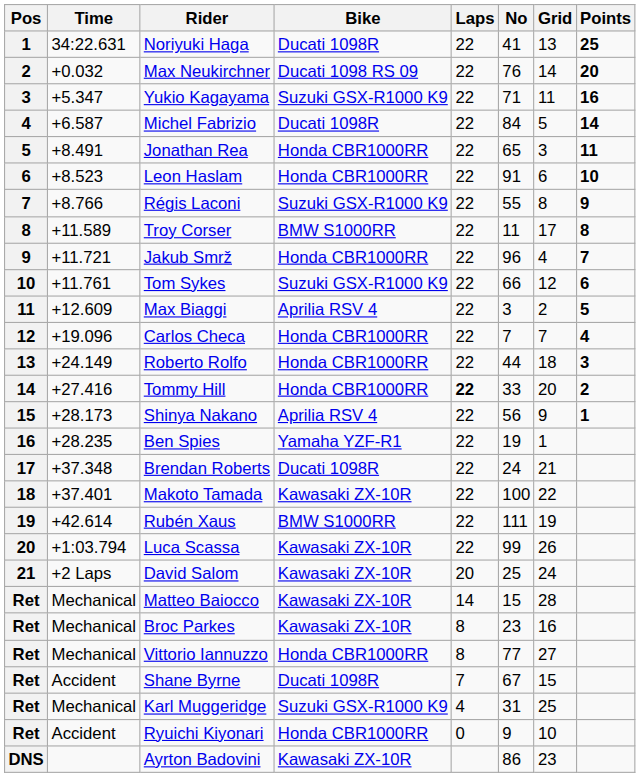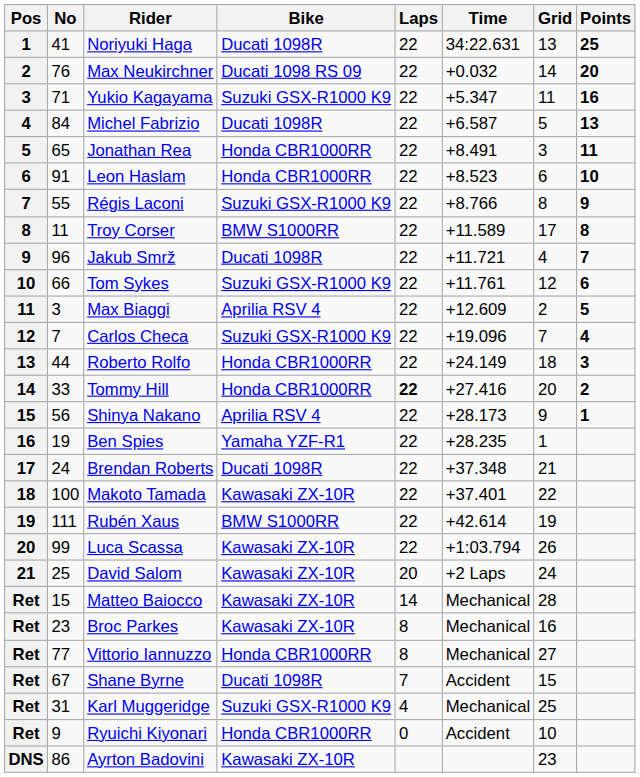columns swapped: (516, 18) <-> (94, 18)
(589, 124) 14 -> (589, 124) 13
(353, 256) Honda CBR1000RR -> (272, 256) Ducati 1098R
(353, 336) Honda CBR1000RR -> (306, 336) Suzuki GSX-R1000 K9
